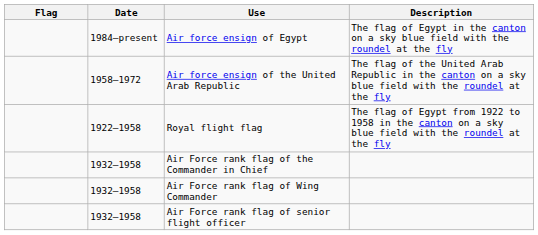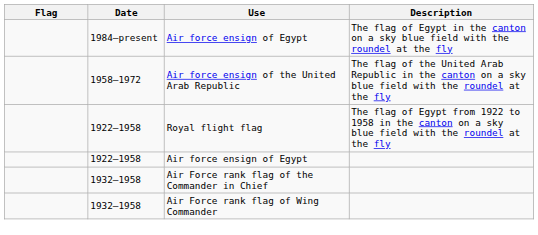+ row: (116, 159)
- row: (116, 217)
